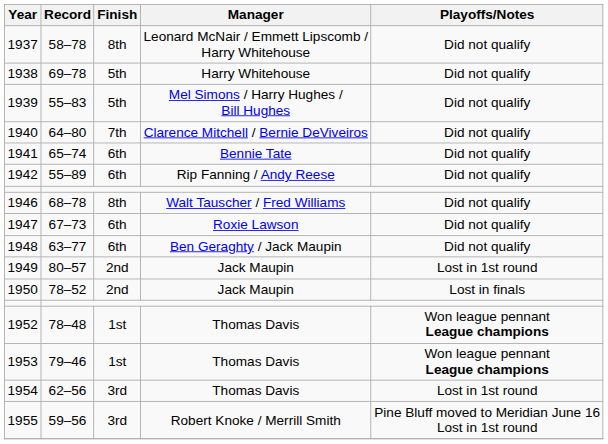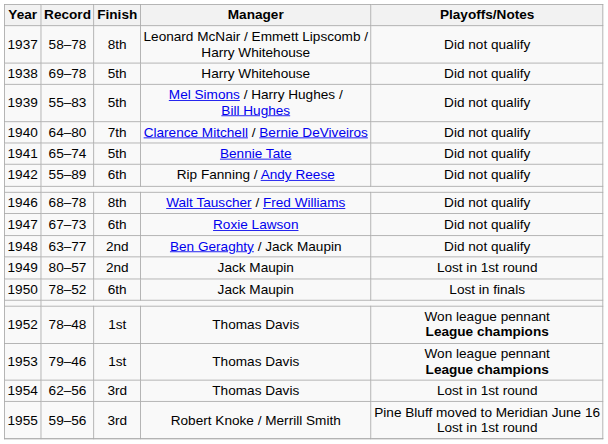(117, 153) 6th -> (117, 153) 5th
(117, 246) 6th -> (117, 246) 2nd
(117, 289) 2nd -> (117, 289) 6th
